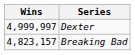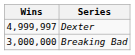(32, 42) 4,823,157 -> (32, 42) 3,000,000
